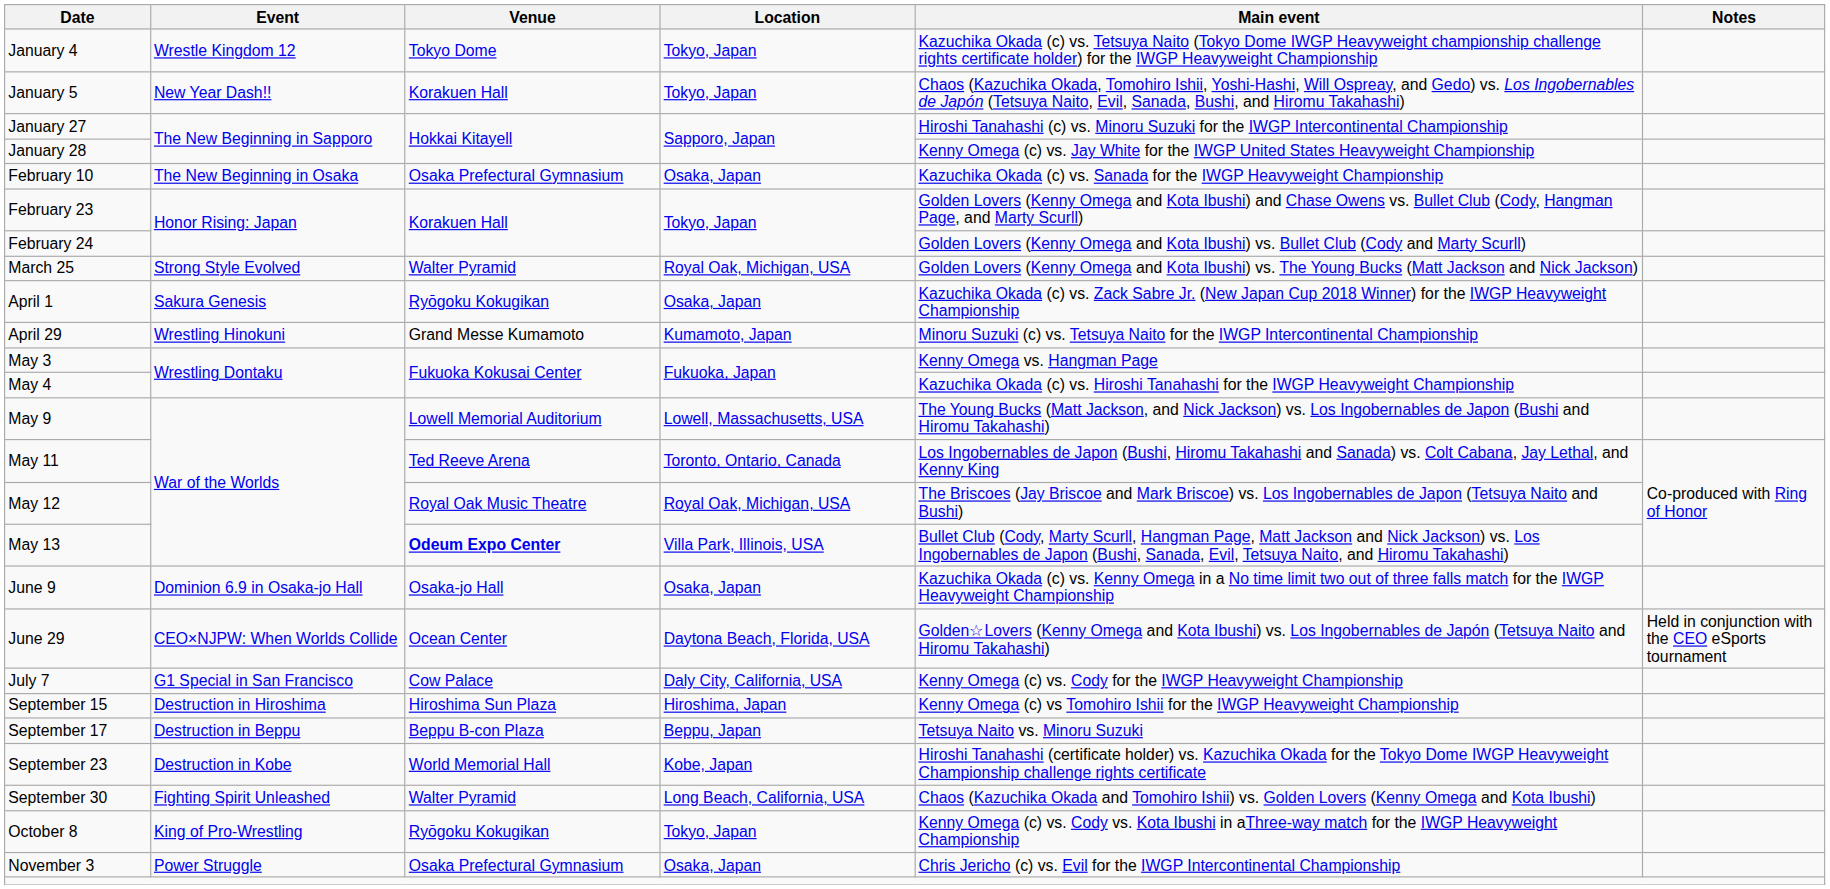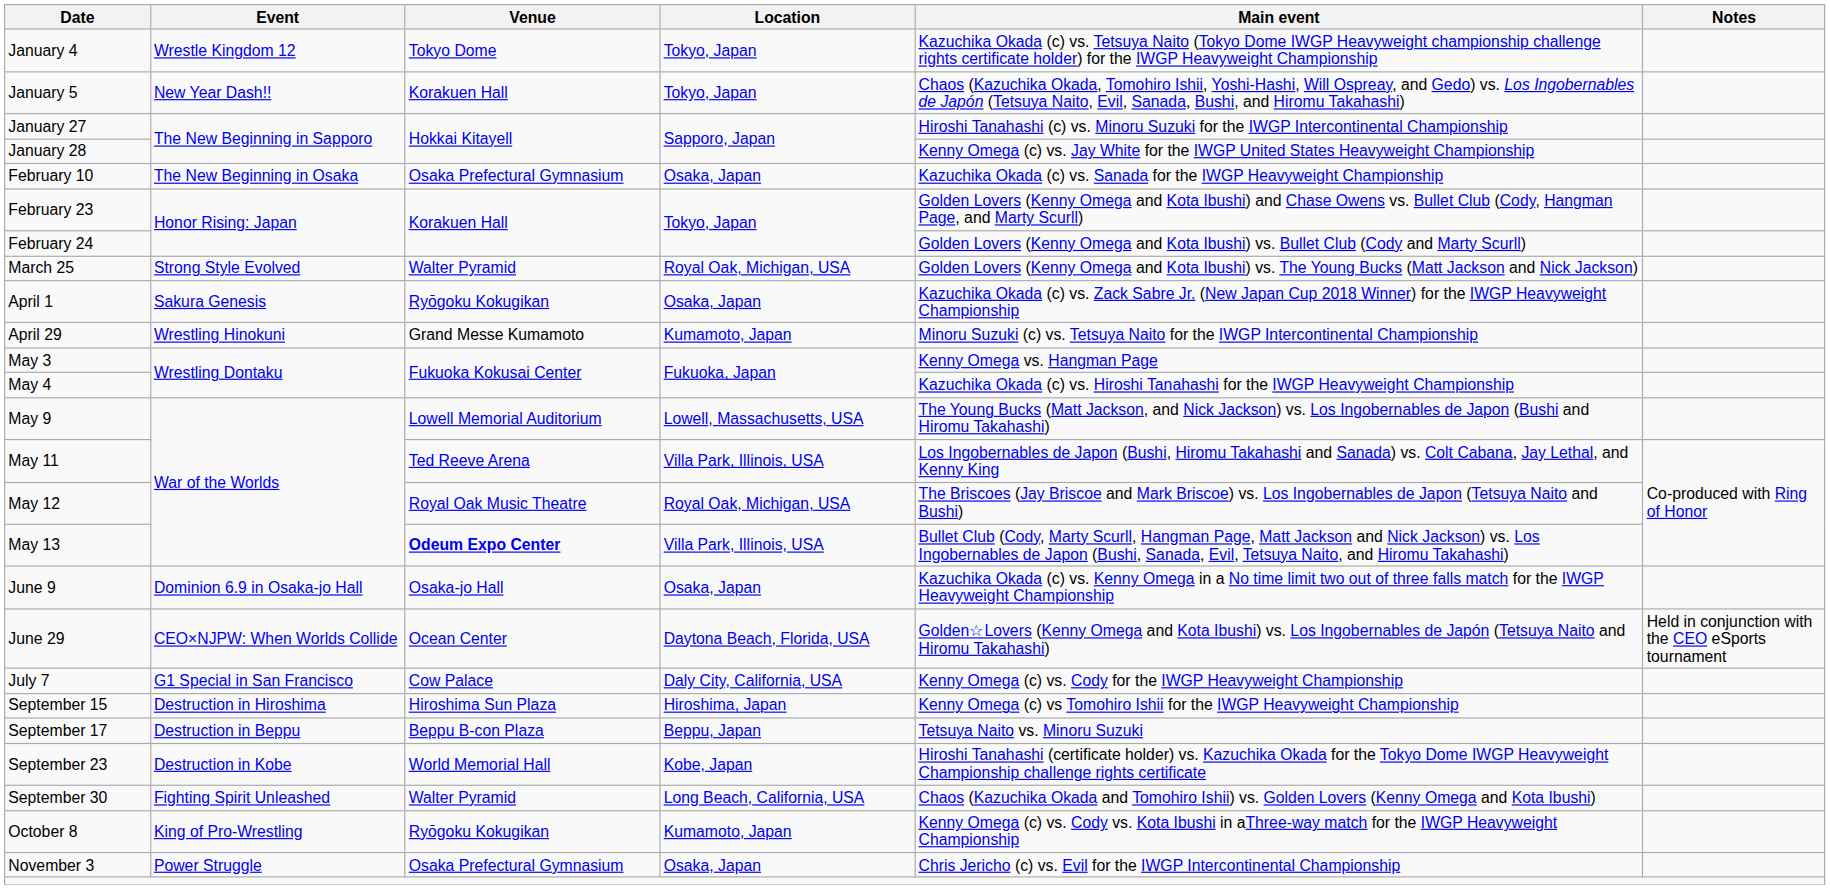(752, 460) Toronto, Ontario, Canada -> (744, 460) Villa Park, Illinois, USA
(710, 831) Tokyo, Japan -> (728, 831) Kumamoto, Japan
